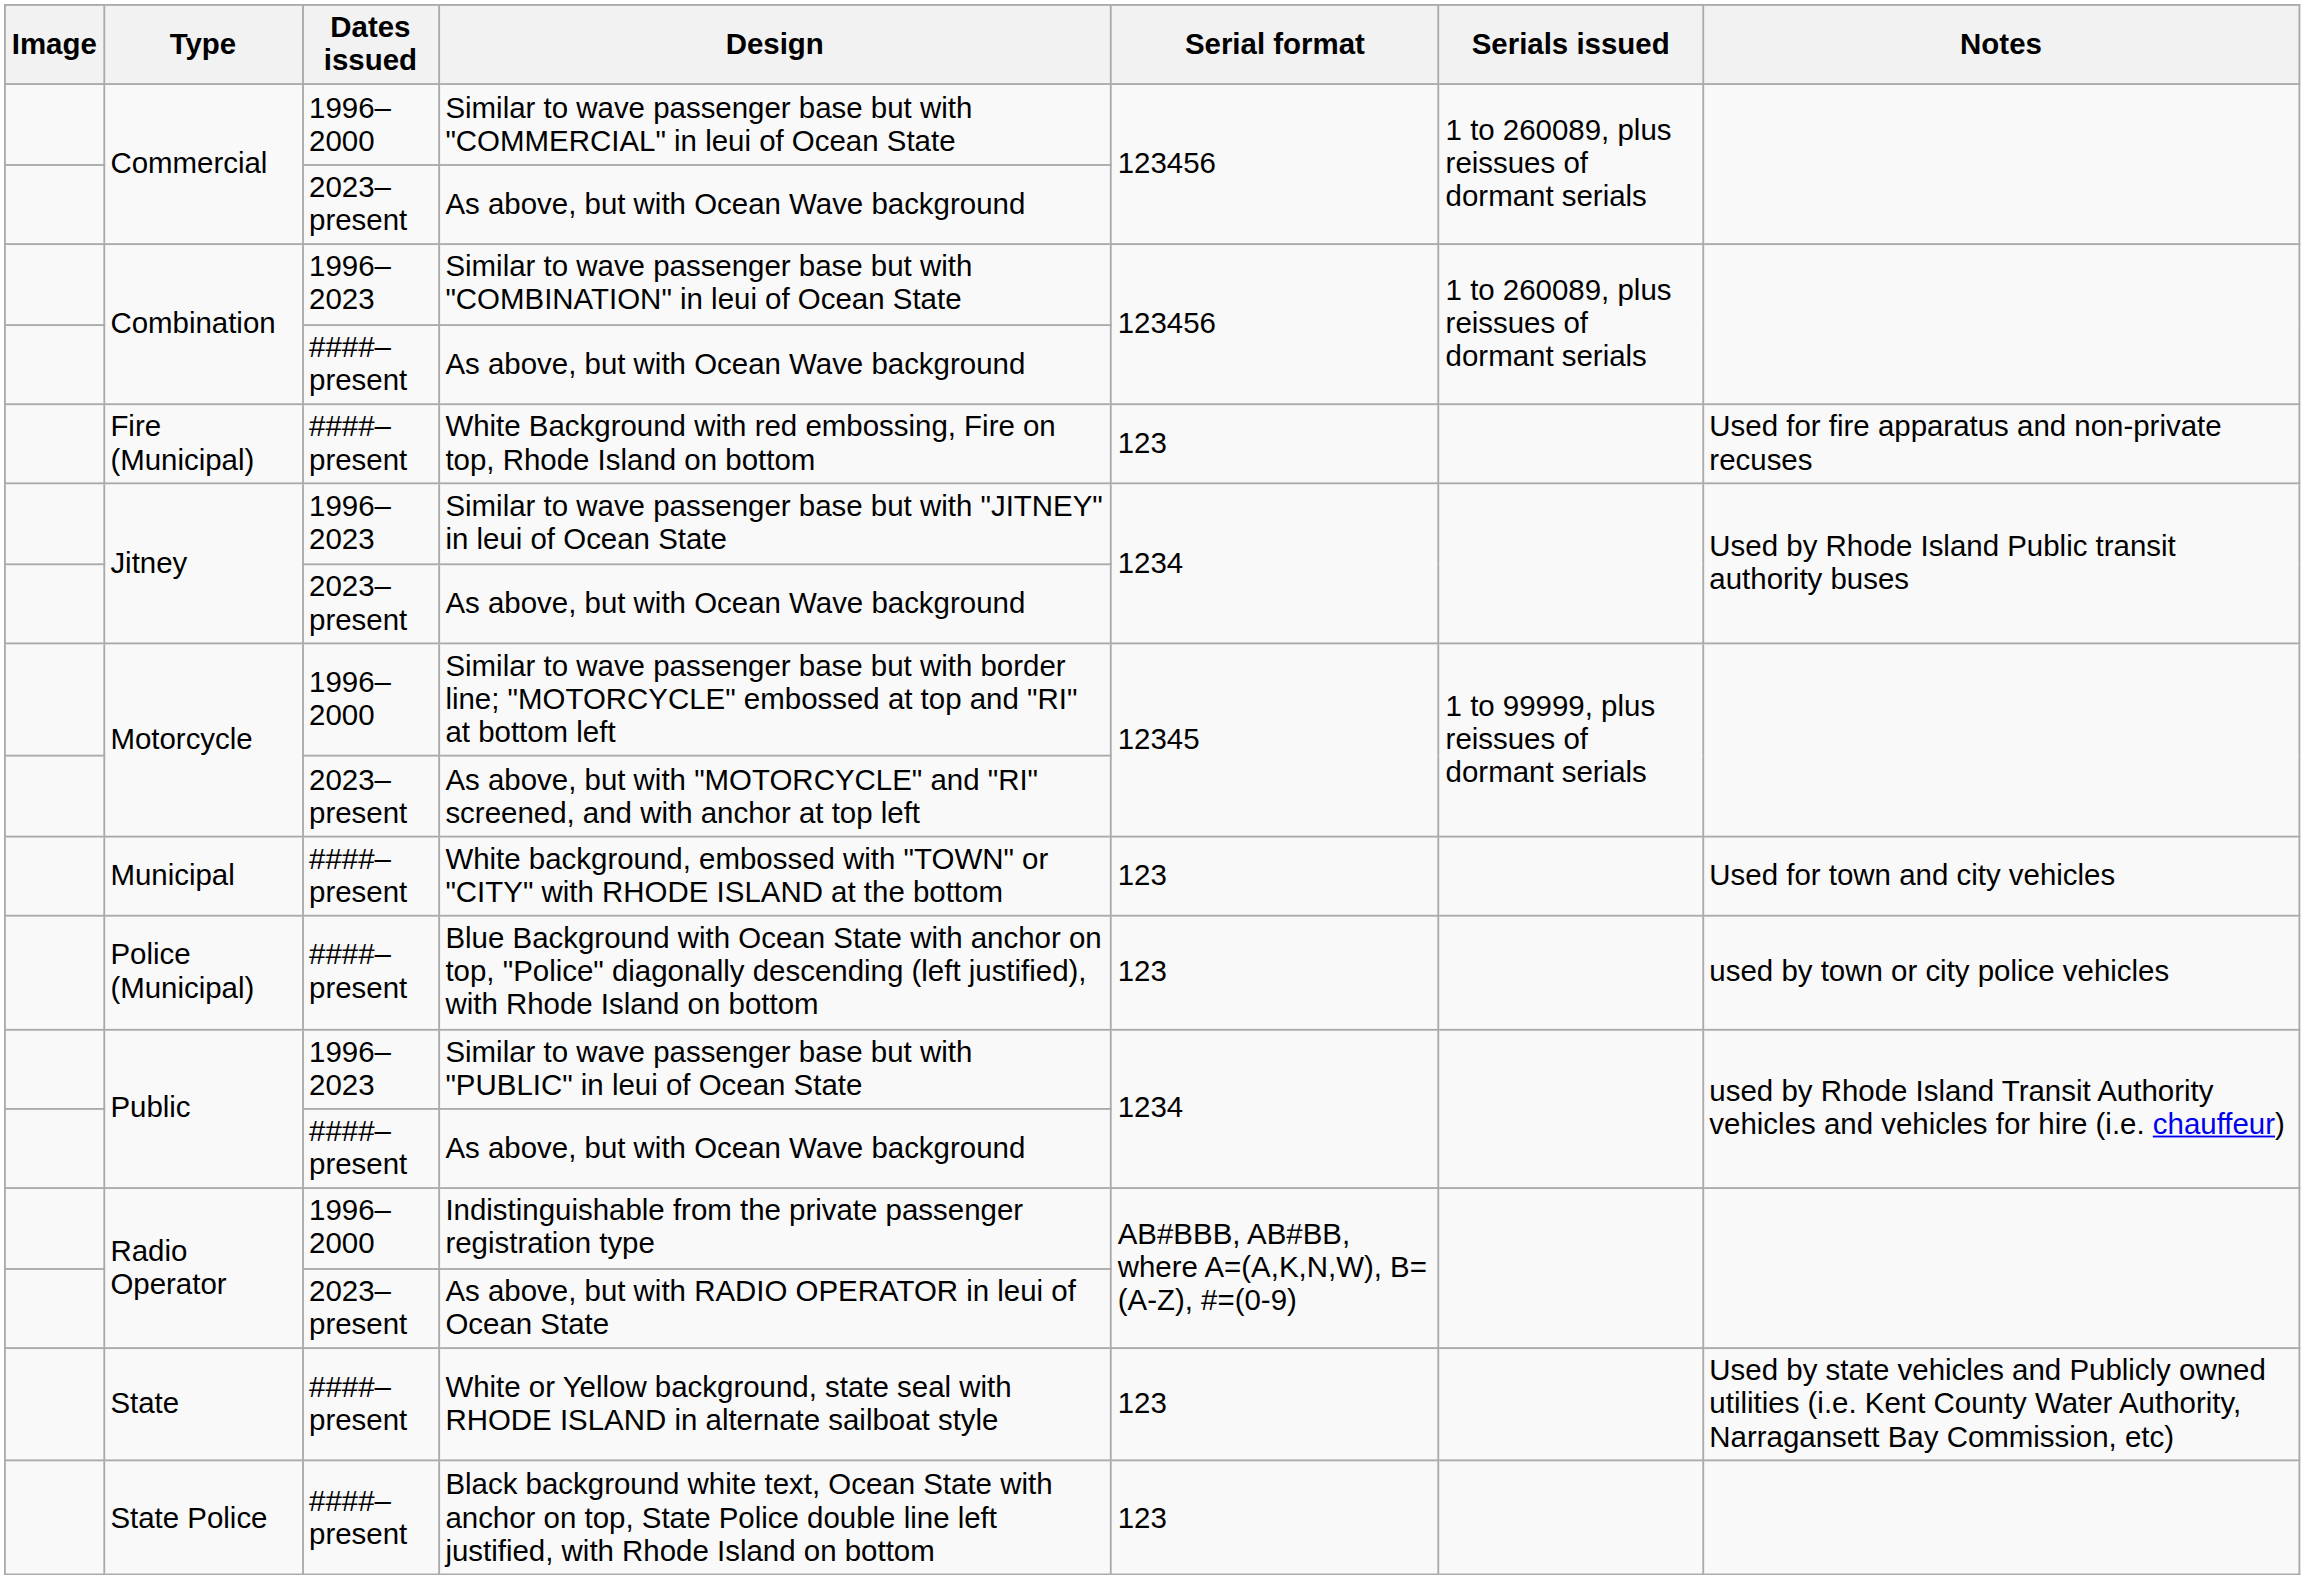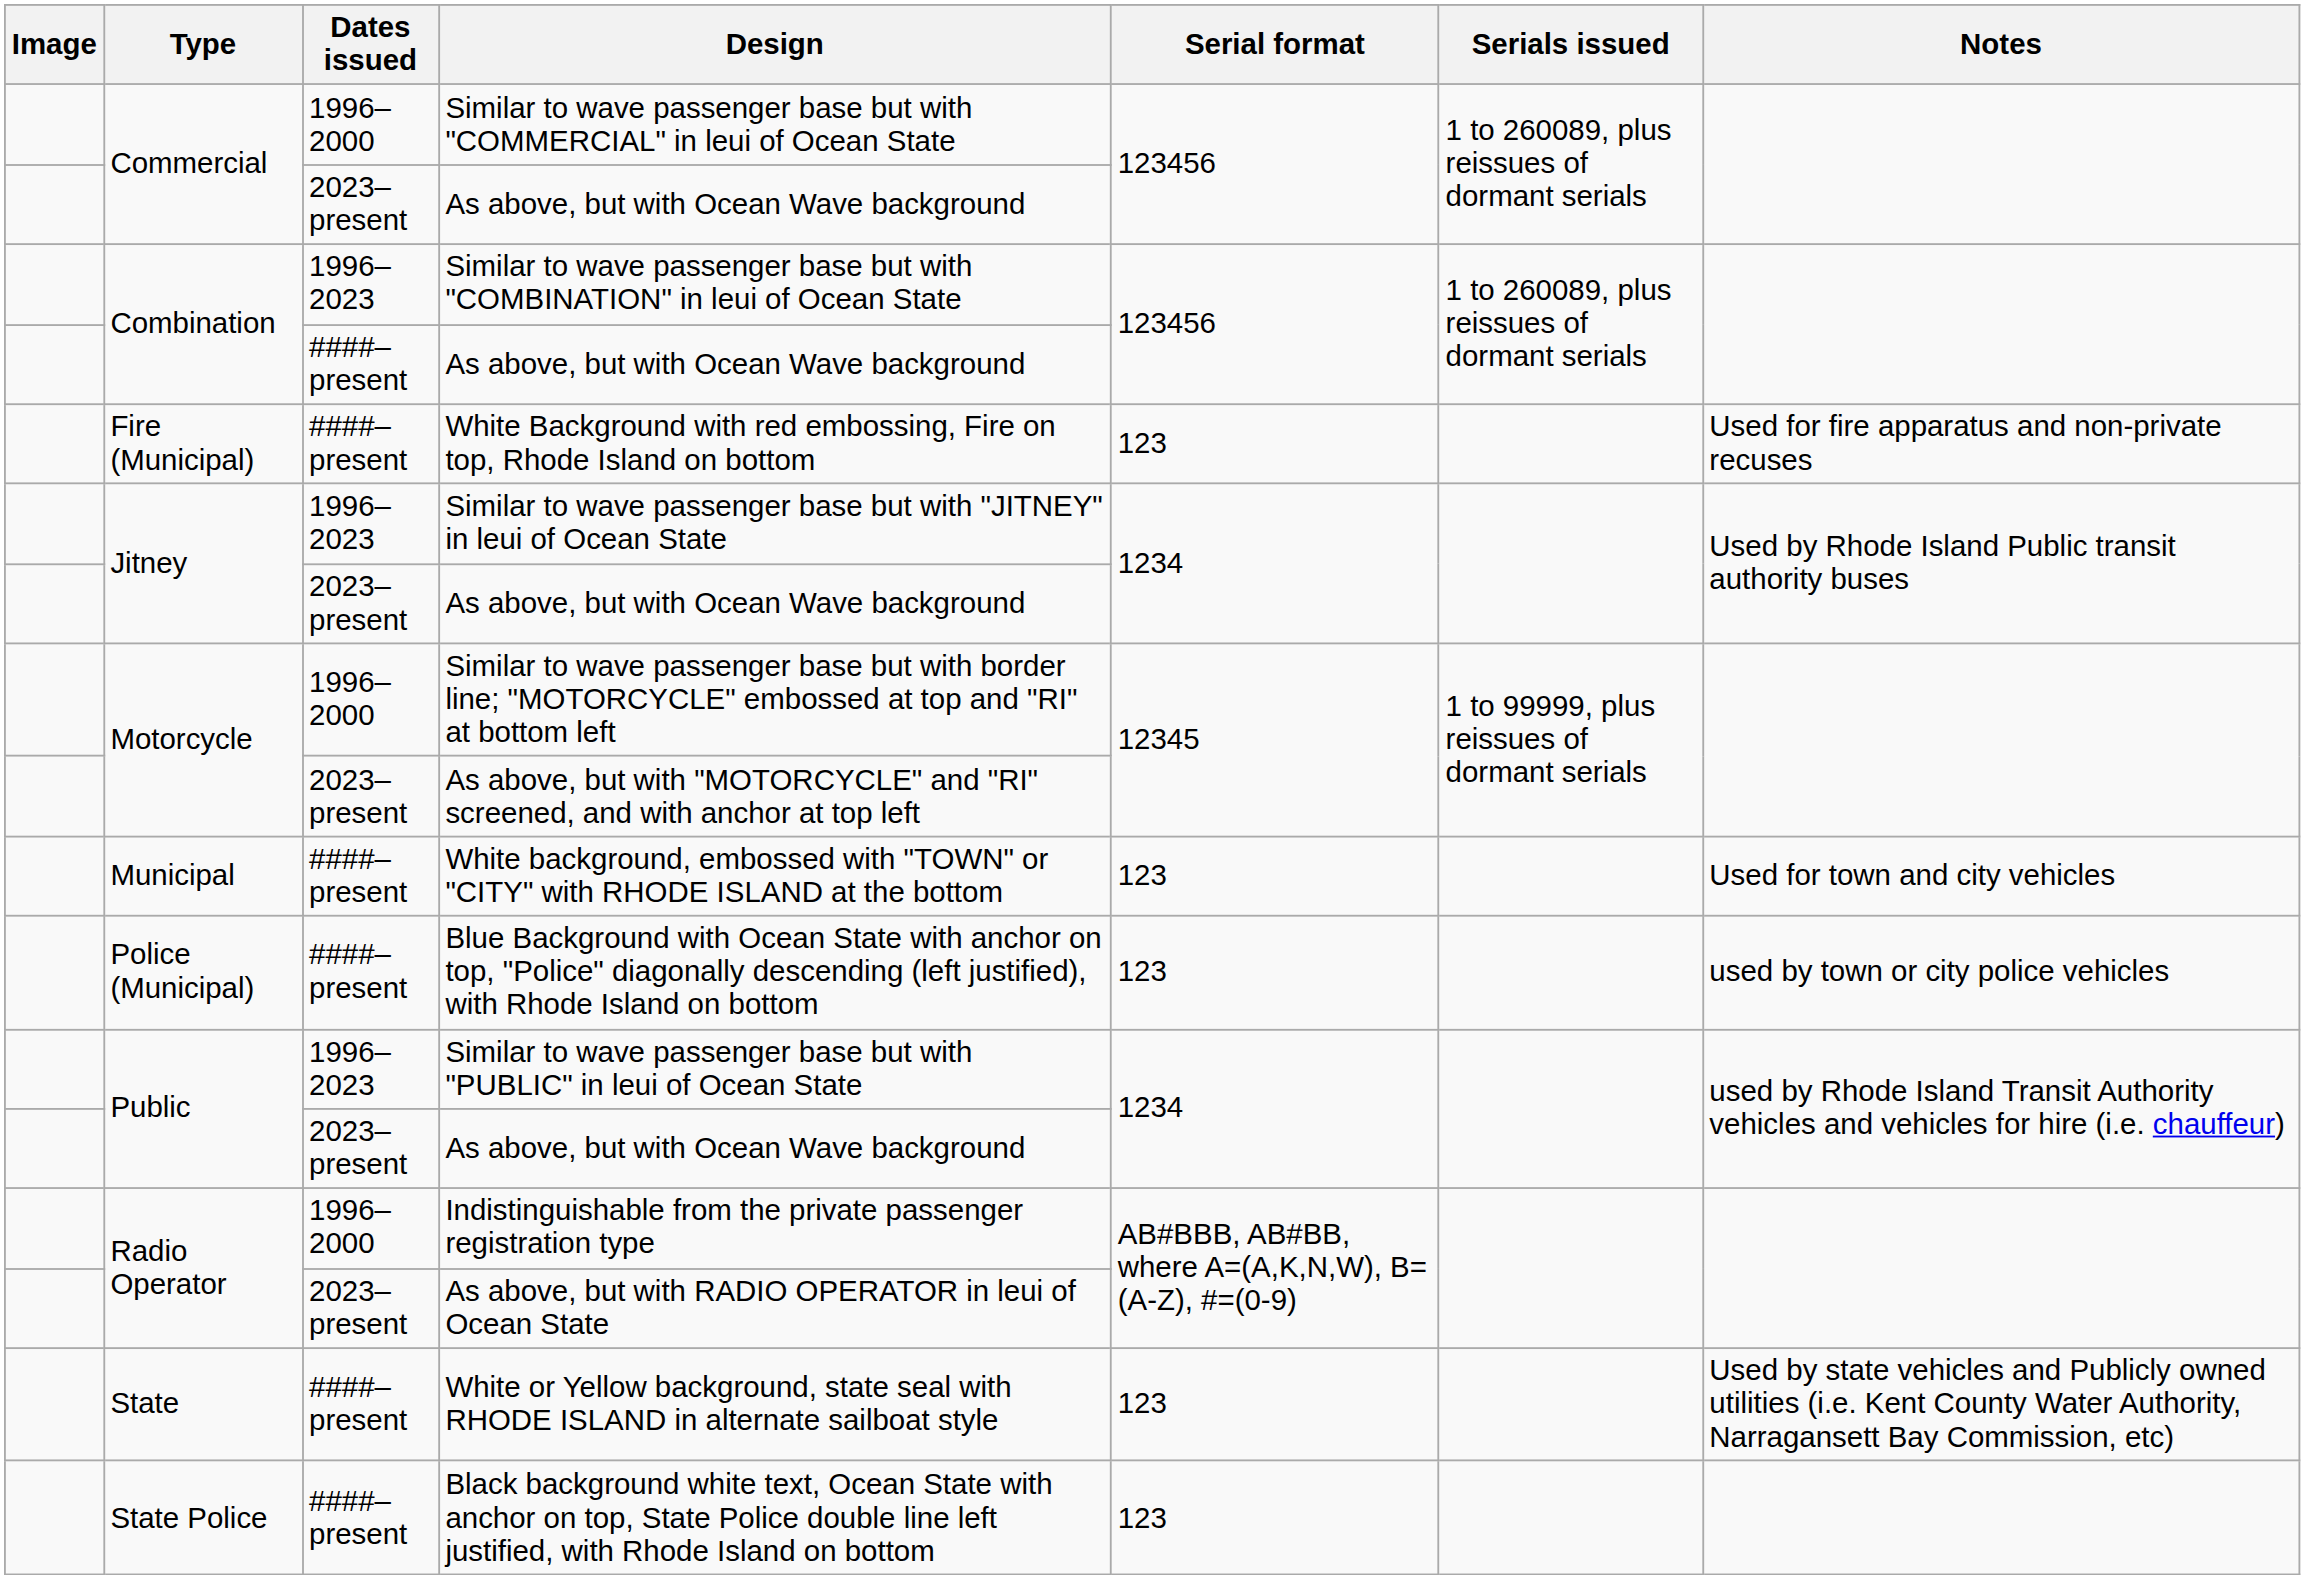(358, 1148) ####–present -> (358, 1148) 2023–present
